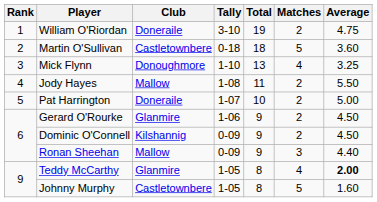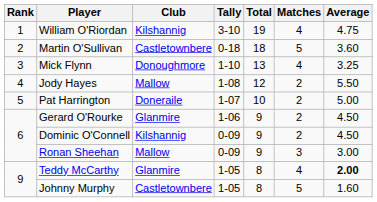(159, 30) Doneraile -> (161, 30) Kilshannig
(299, 30) 2 -> (299, 30) 4
(259, 83) 11 -> (259, 83) 12
(348, 153) 4.40 -> (348, 153) 3.00
